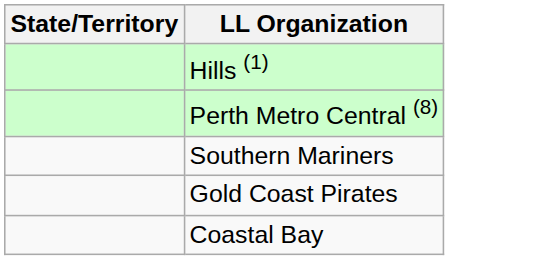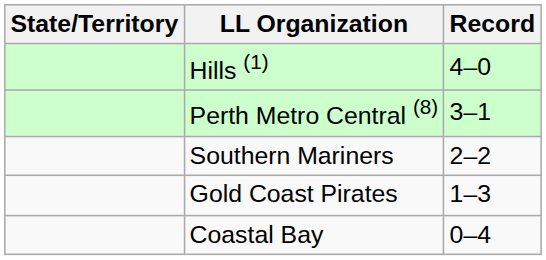+ column: (492, 24)
